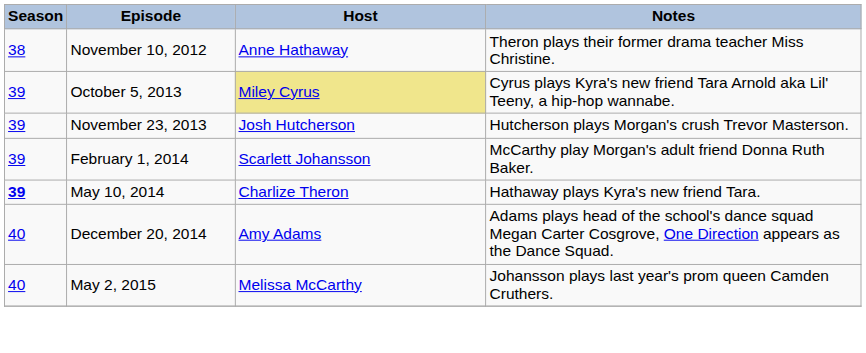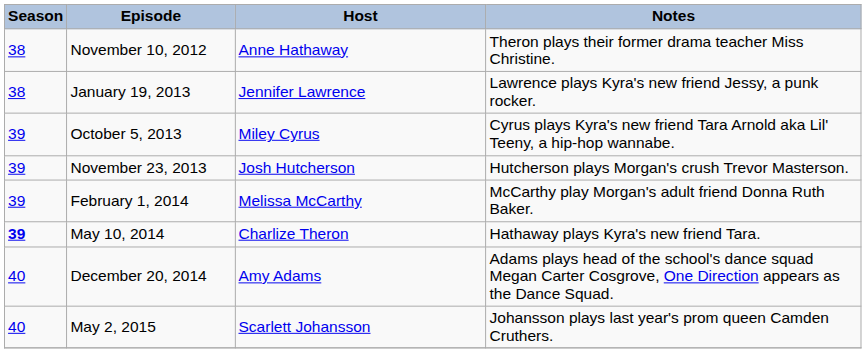+ row: (130, 92)
(279, 92) khaki background -> (279, 134) no background
(304, 158) Scarlett Johansson -> (300, 200) Melissa McCarthy
(300, 285) Melissa McCarthy -> (304, 327) Scarlett Johansson
